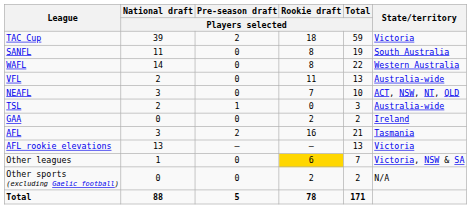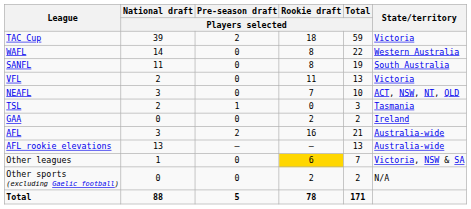rows swapped: (16, 65) <-> (19, 52)
(409, 79) Australia-wide -> (394, 79) Victoria
(409, 106) Australia-wide -> (394, 106) Tasmania
(394, 133) Tasmania -> (409, 133) Australia-wide
(394, 147) Victoria -> (409, 147) Australia-wide
